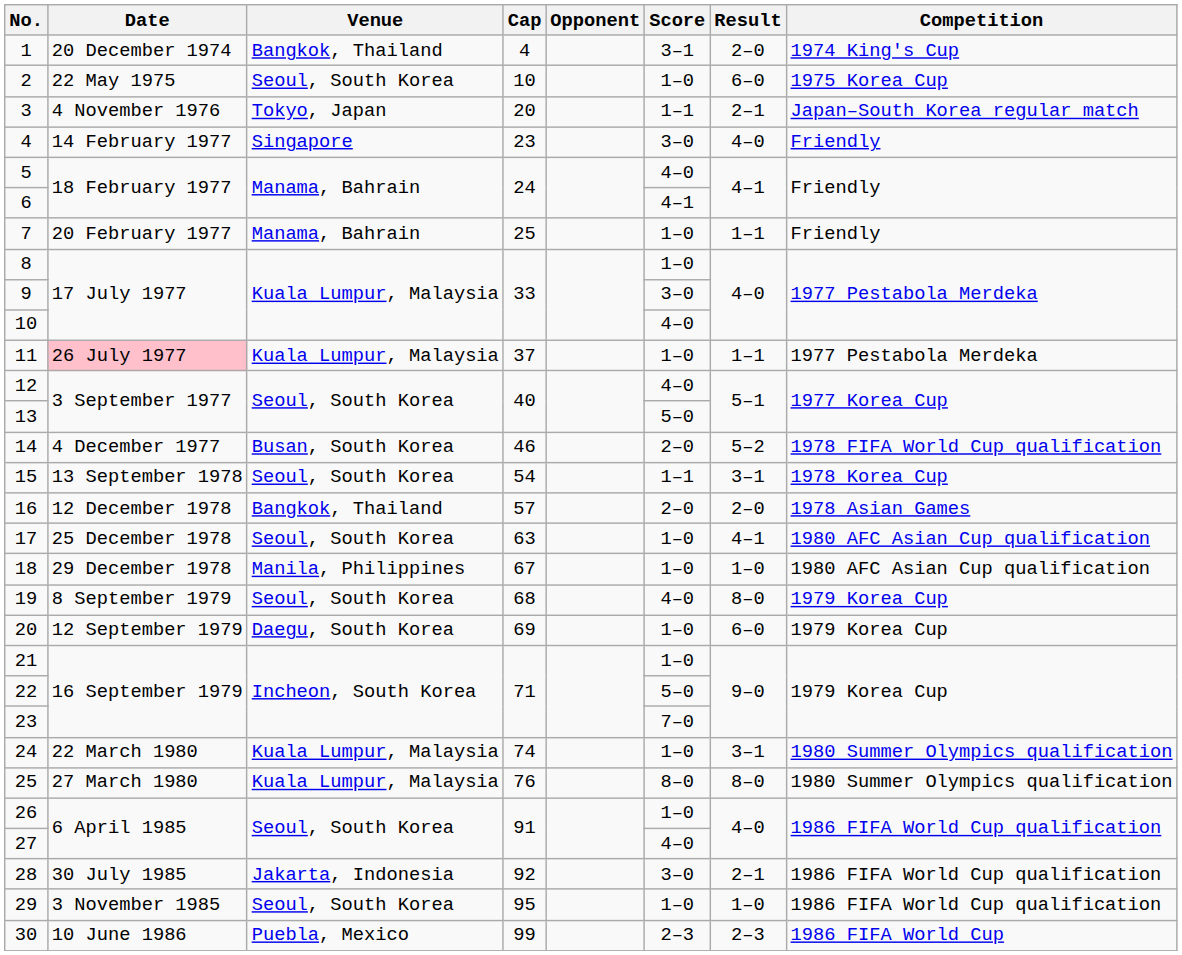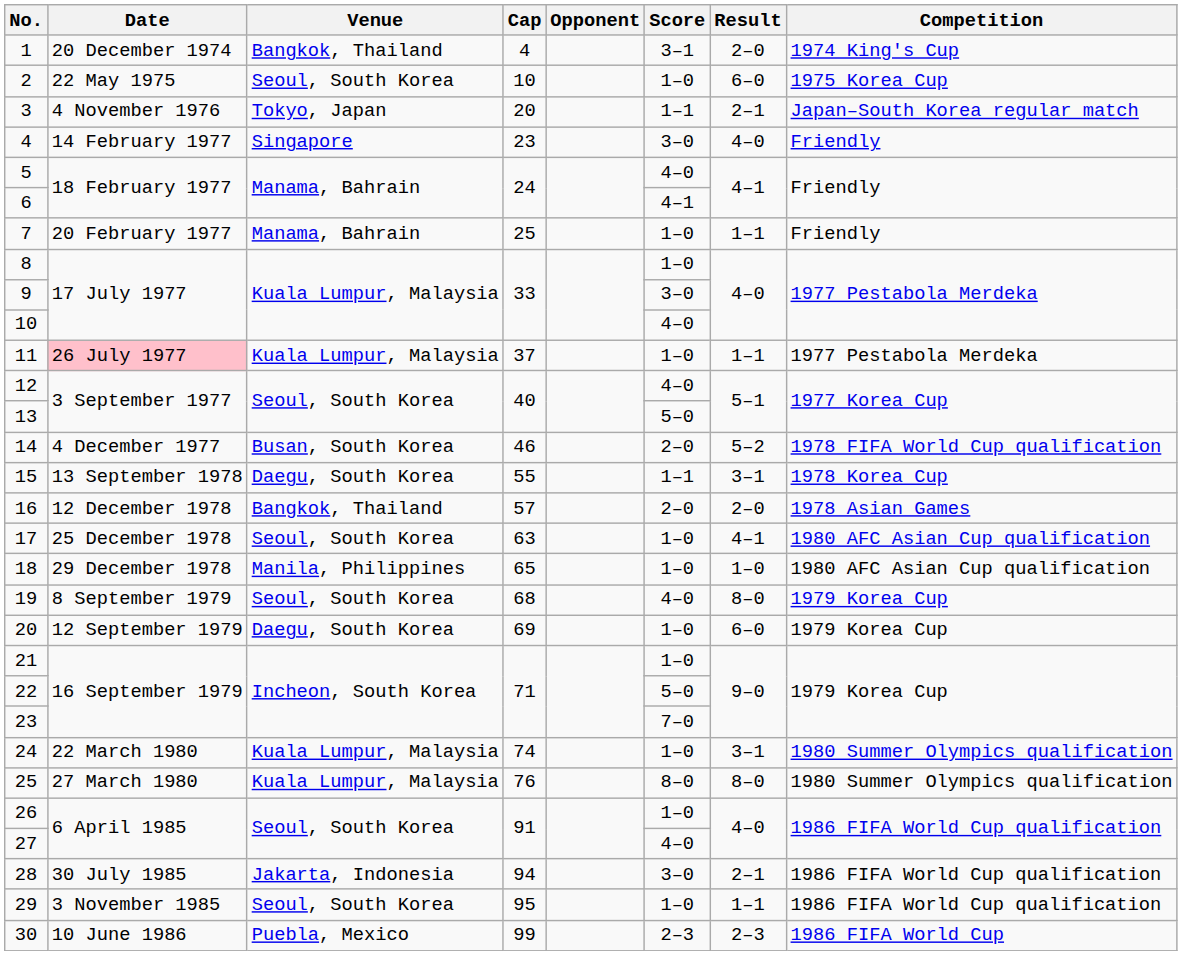(353, 478) Seoul, South Korea -> (353, 478) Daegu, South Korea
(525, 478) 54 -> (525, 478) 55
(525, 569) 67 -> (525, 569) 65
(525, 874) 92 -> (525, 874) 94
(748, 905) 1–0 -> (748, 905) 1–1
